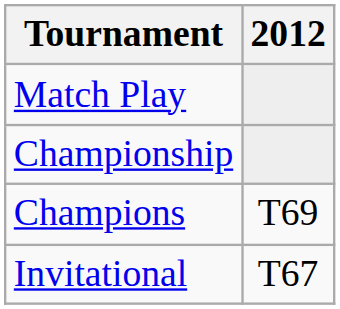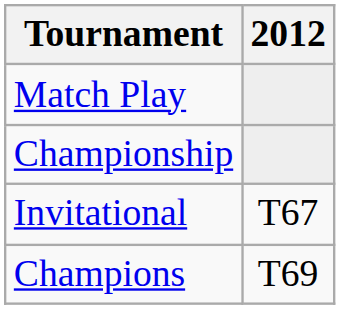rows swapped: (101, 272) <-> (99, 213)
